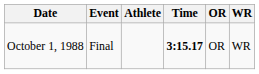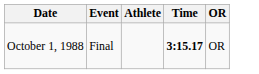- column: (242, 13)
